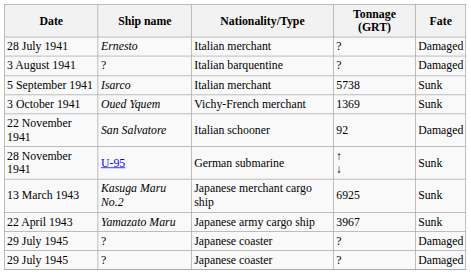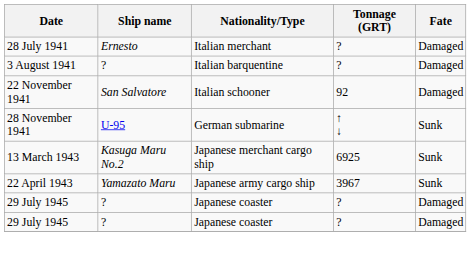- row: (50, 84)
- row: (44, 103)
